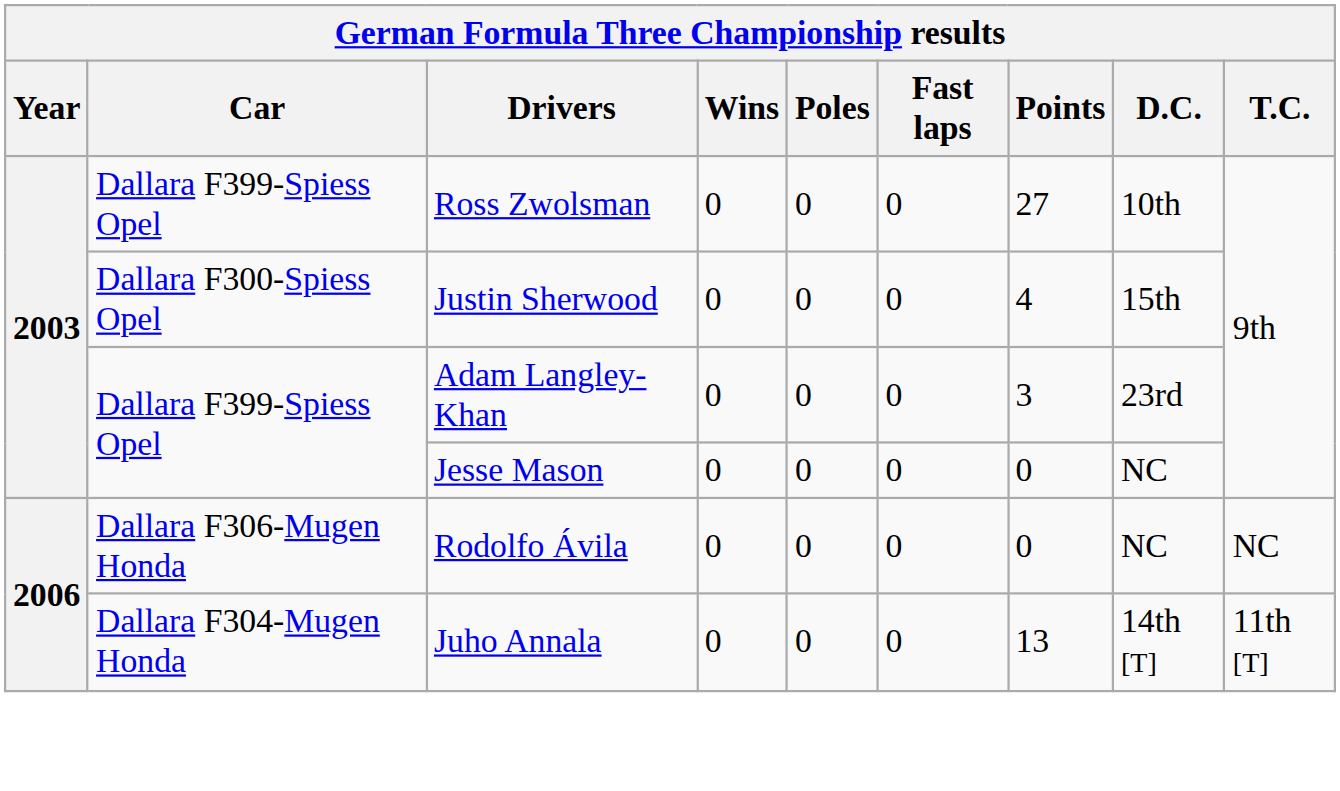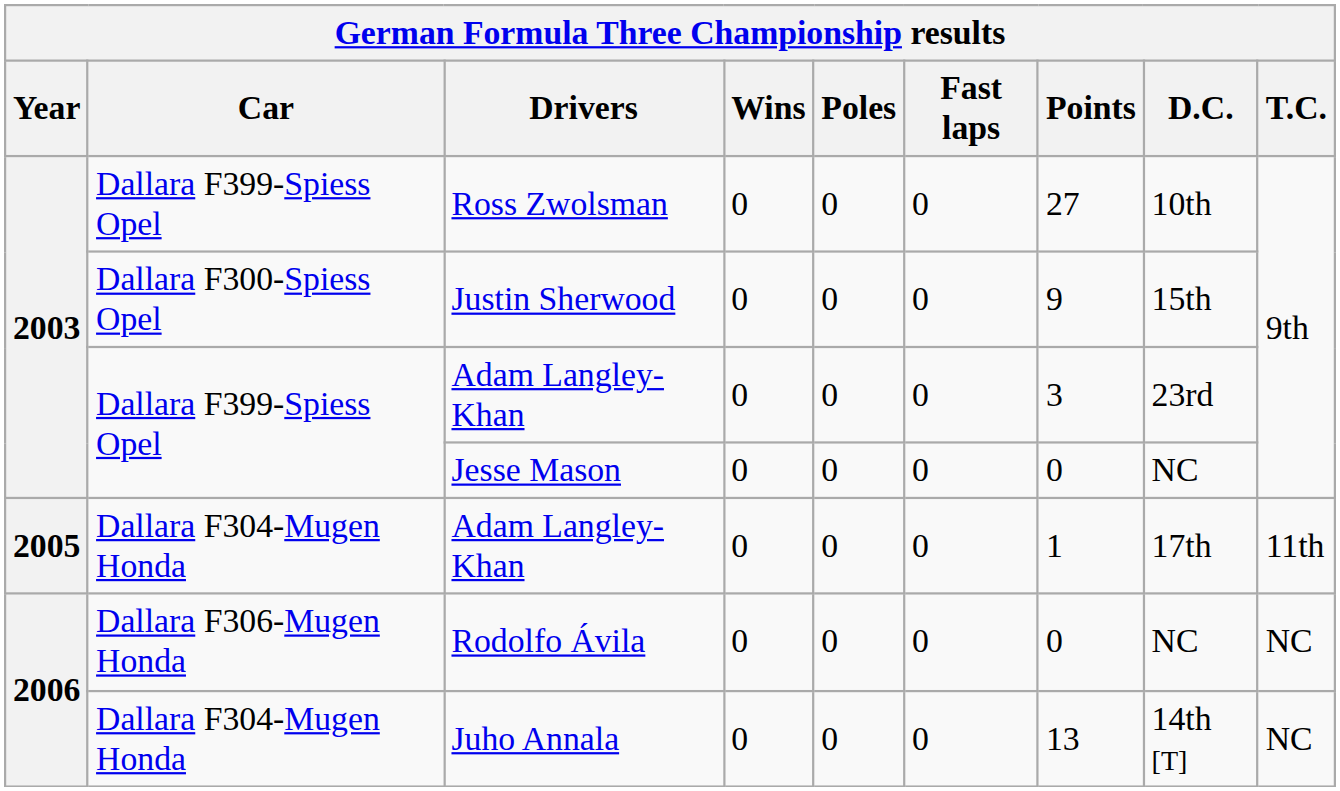(1024, 299) 4 -> (1054, 299) 9
+ row: (238, 546)
(1262, 641) 11th [T] -> (1289, 737) NC
